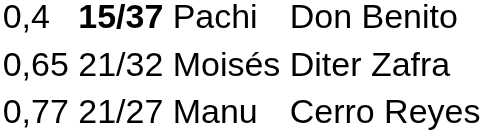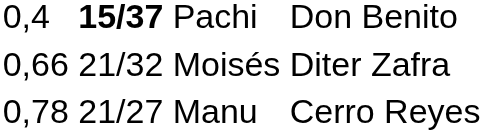(36, 64) 0,65 -> (36, 64) 0,66
(36, 111) 0,77 -> (36, 111) 0,78
